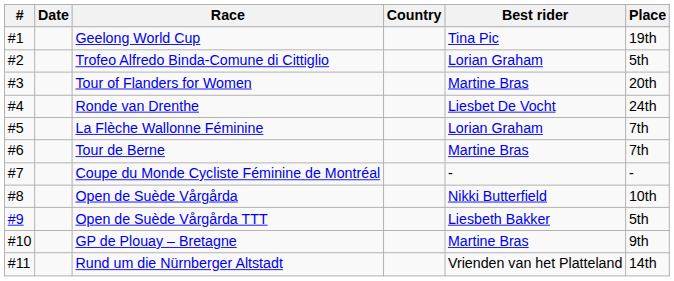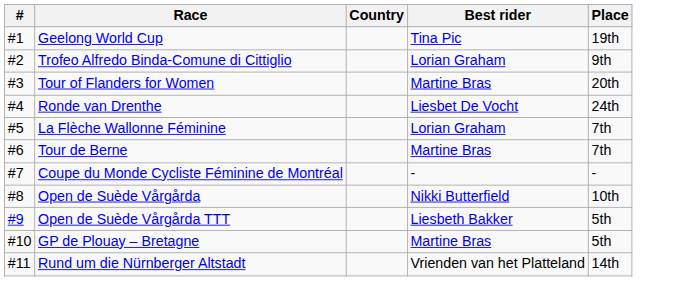- column: (53, 15)
(639, 60) 5th -> (601, 60) 9th
(639, 241) 9th -> (601, 241) 5th
